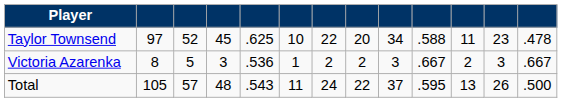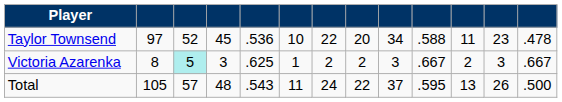(259, 39) .625 -> (259, 39) .536
(190, 62) no background -> (190, 62) paleturquoise background
(259, 62) .536 -> (259, 62) .625
